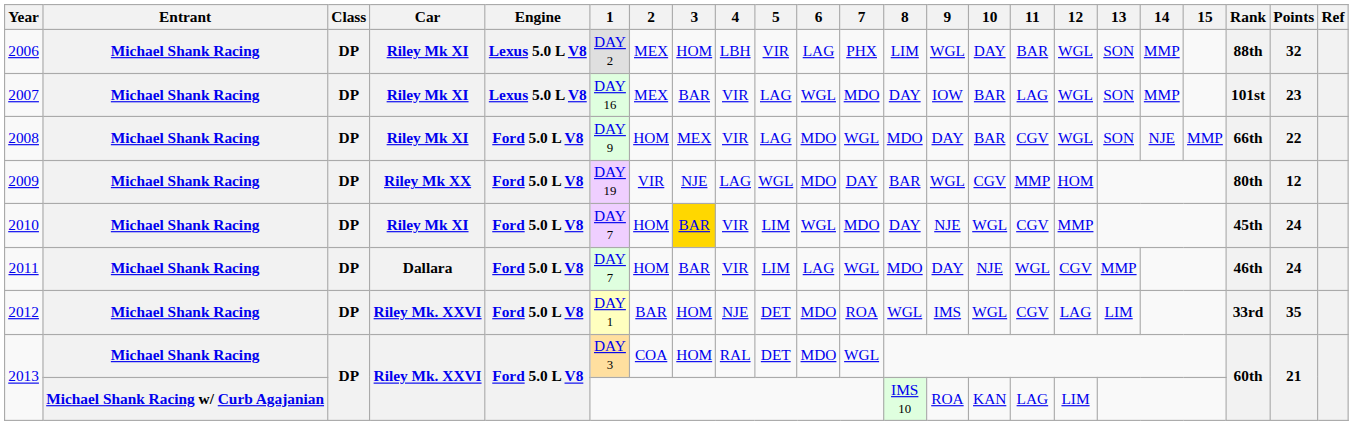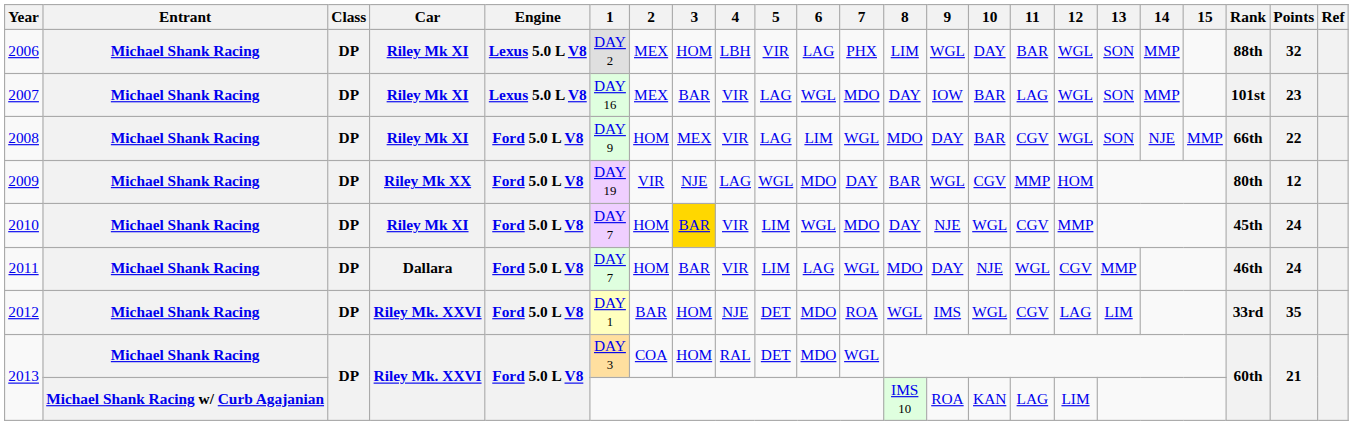(818, 138) MDO -> (818, 138) LIM
